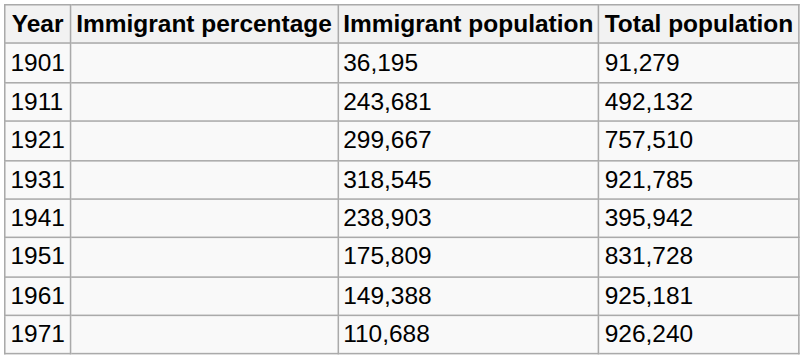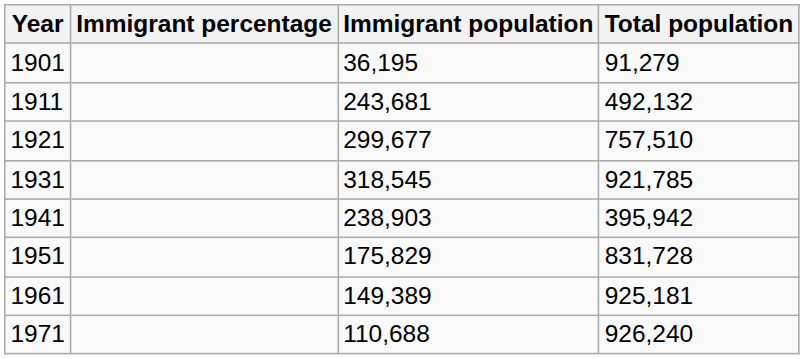(387, 140) 299,667 -> (387, 140) 299,677
(387, 256) 175,809 -> (387, 256) 175,829
(387, 295) 149,388 -> (387, 295) 149,389
